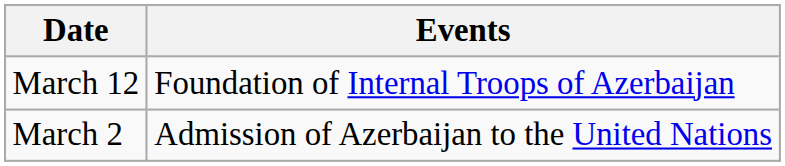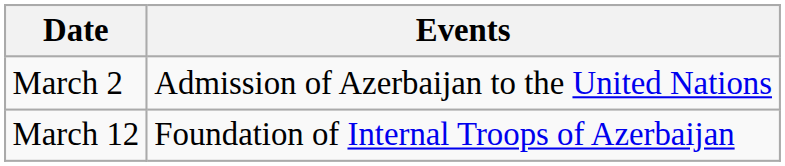rows swapped: (68, 134) <-> (76, 82)
